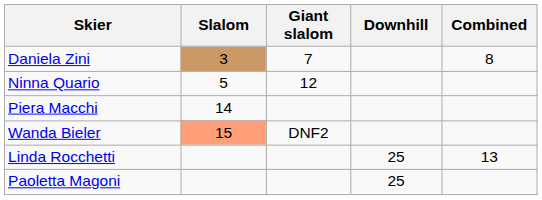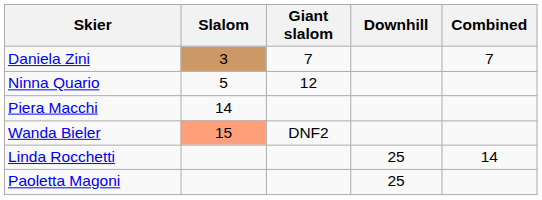(489, 58) 8 -> (489, 58) 7
(489, 157) 13 -> (489, 157) 14
